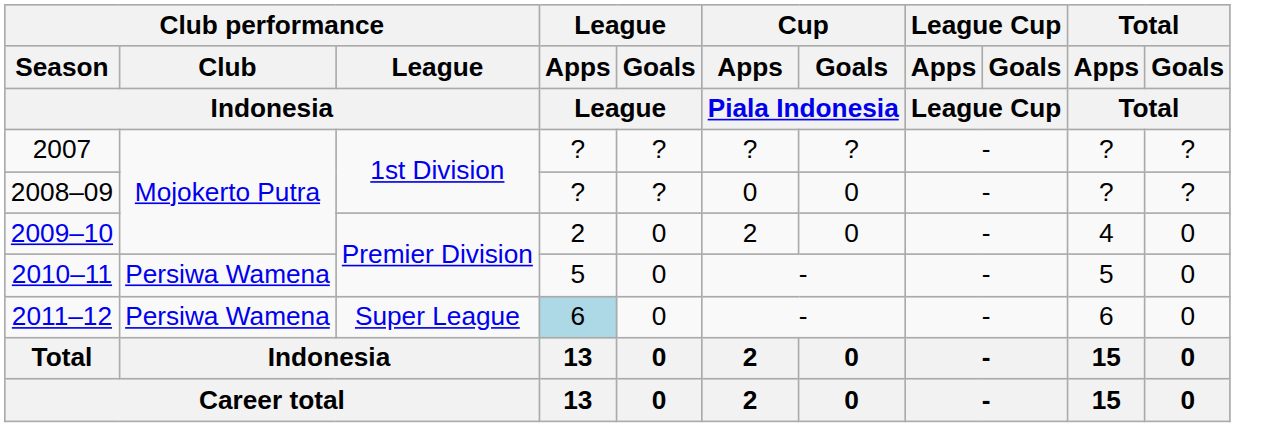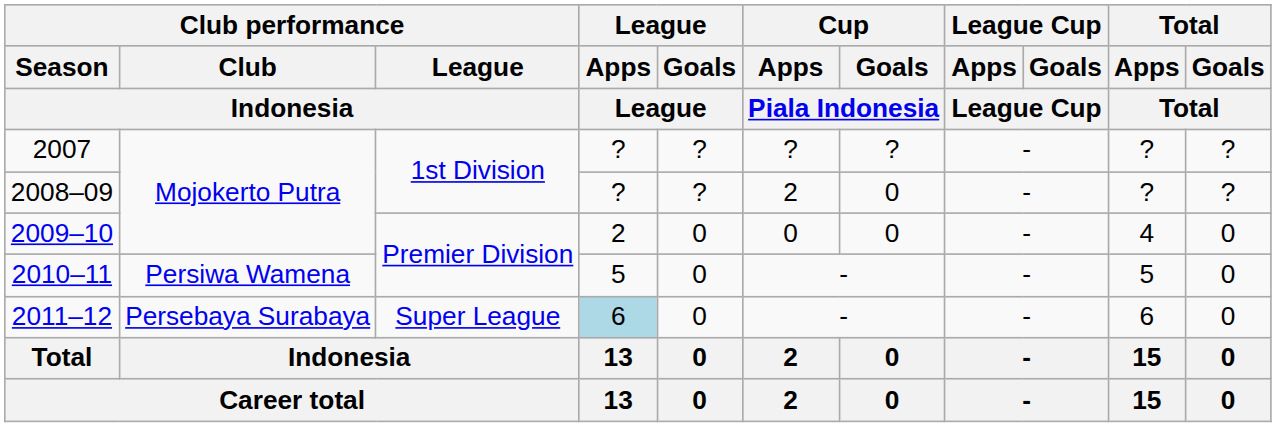(750, 191) 0 -> (791, 191) 2
(750, 233) 2 -> (791, 233) 0
(227, 316) Persiwa Wamena -> (248, 316) Persebaya Surabaya
